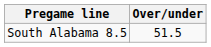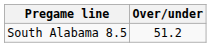(168, 33) 51.5 -> (168, 33) 51.2
